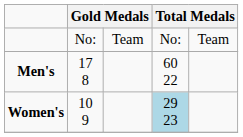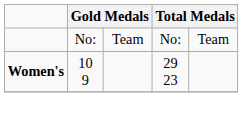- row: (36, 72)
(170, 112) lightblue background -> (170, 72) no background
